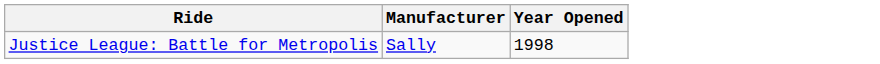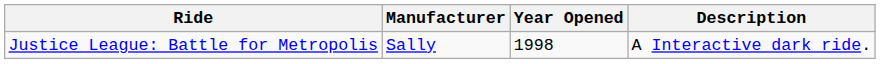+ column: (751, 18)
